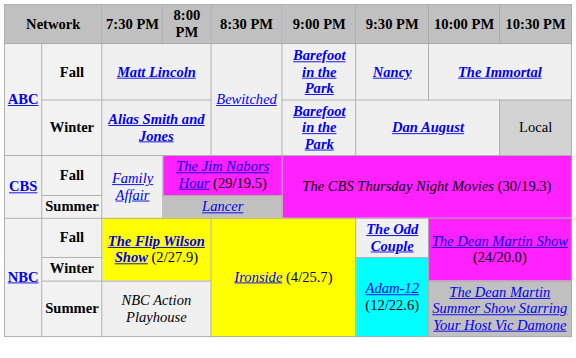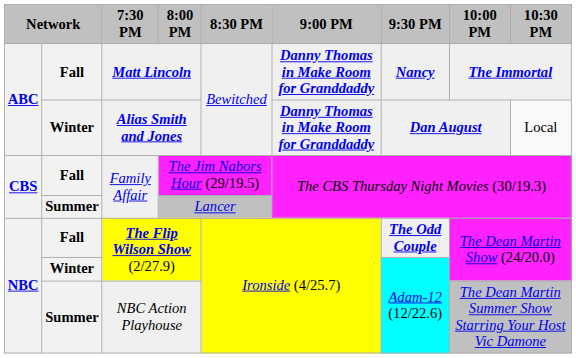(319, 71) Barefoot in the Park -> (326, 71) Danny Thomas in Make Room for Granddaddy
(319, 127) Barefoot in the Park -> (326, 127) Danny Thomas in Make Room for Granddaddy
(536, 127) lightgrey background -> (541, 127) no background
